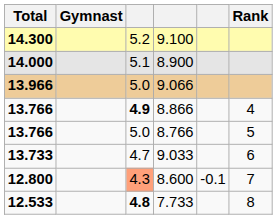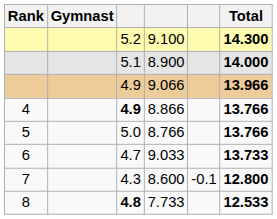columns swapped: (250, 16) <-> (30, 16)
(140, 86) 5.0 -> (131, 86) 4.9
(140, 179) lightsalmon background -> (131, 179) no background
